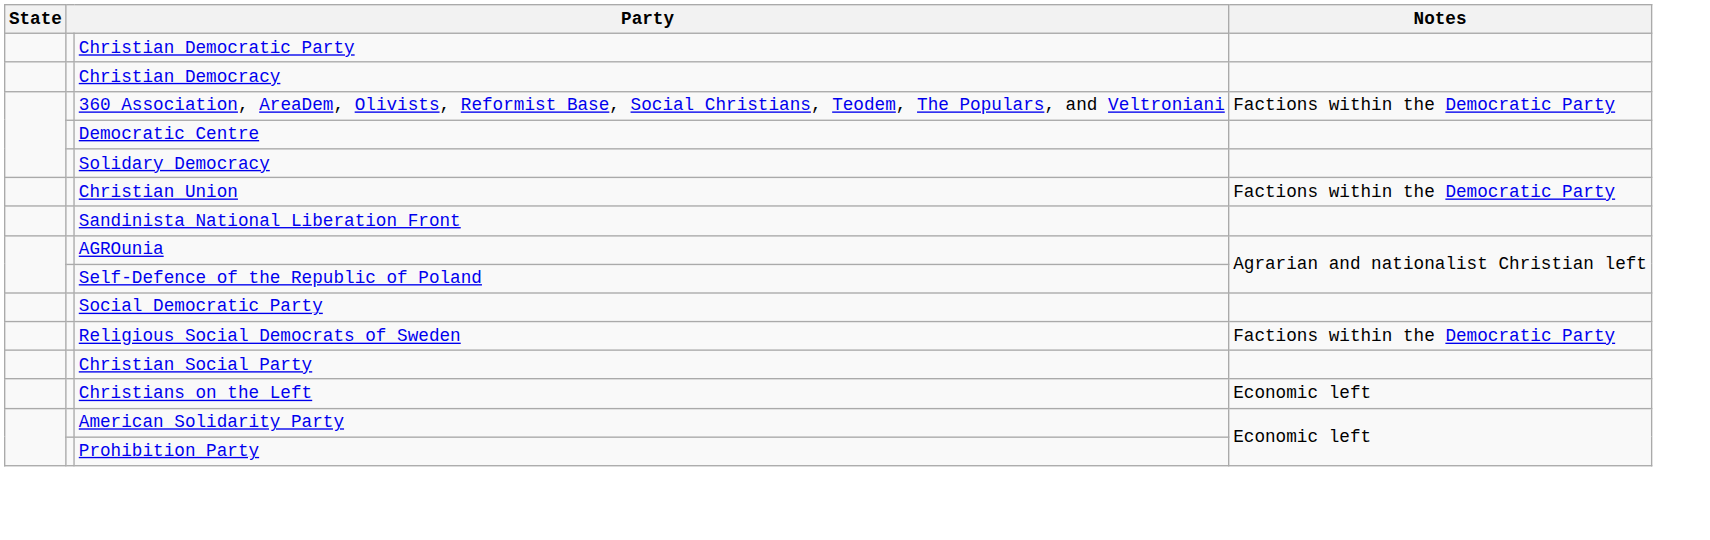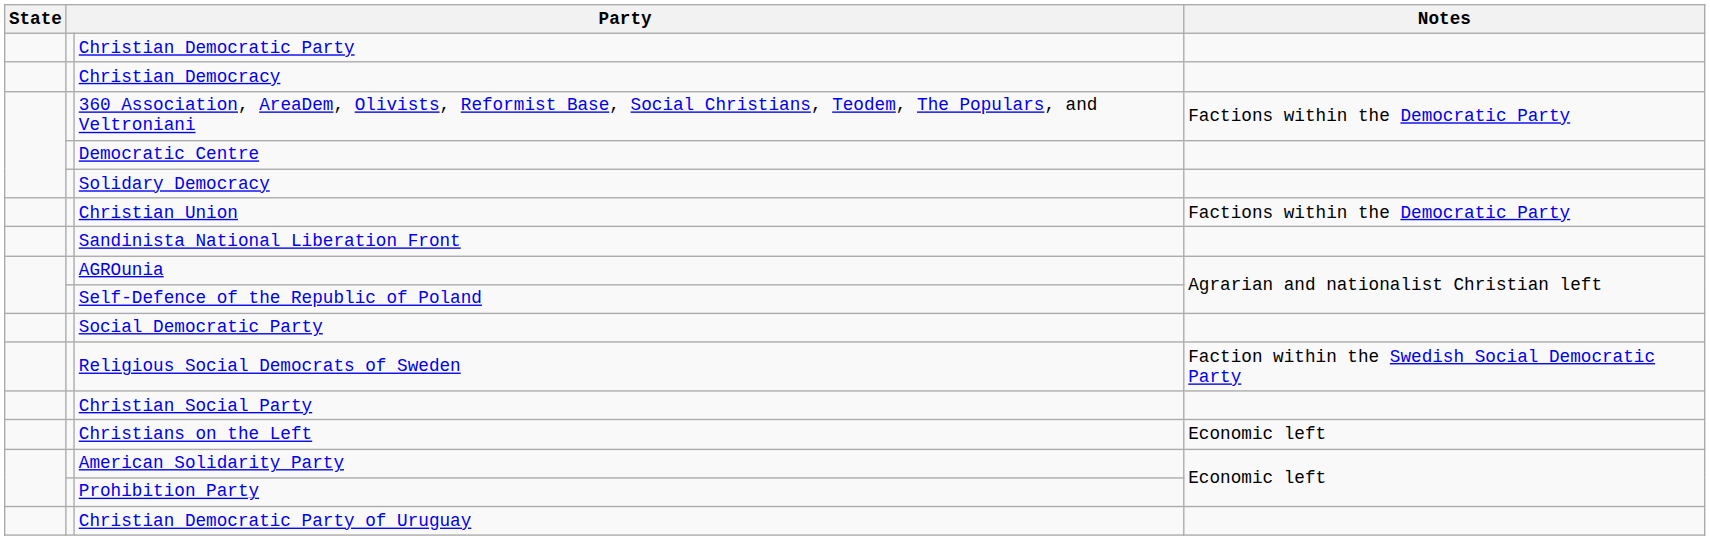(1424, 336) Factions within the Democratic Party -> (1422, 367) Faction within the Swedish Social Democratic Party
+ row: (275, 521)
